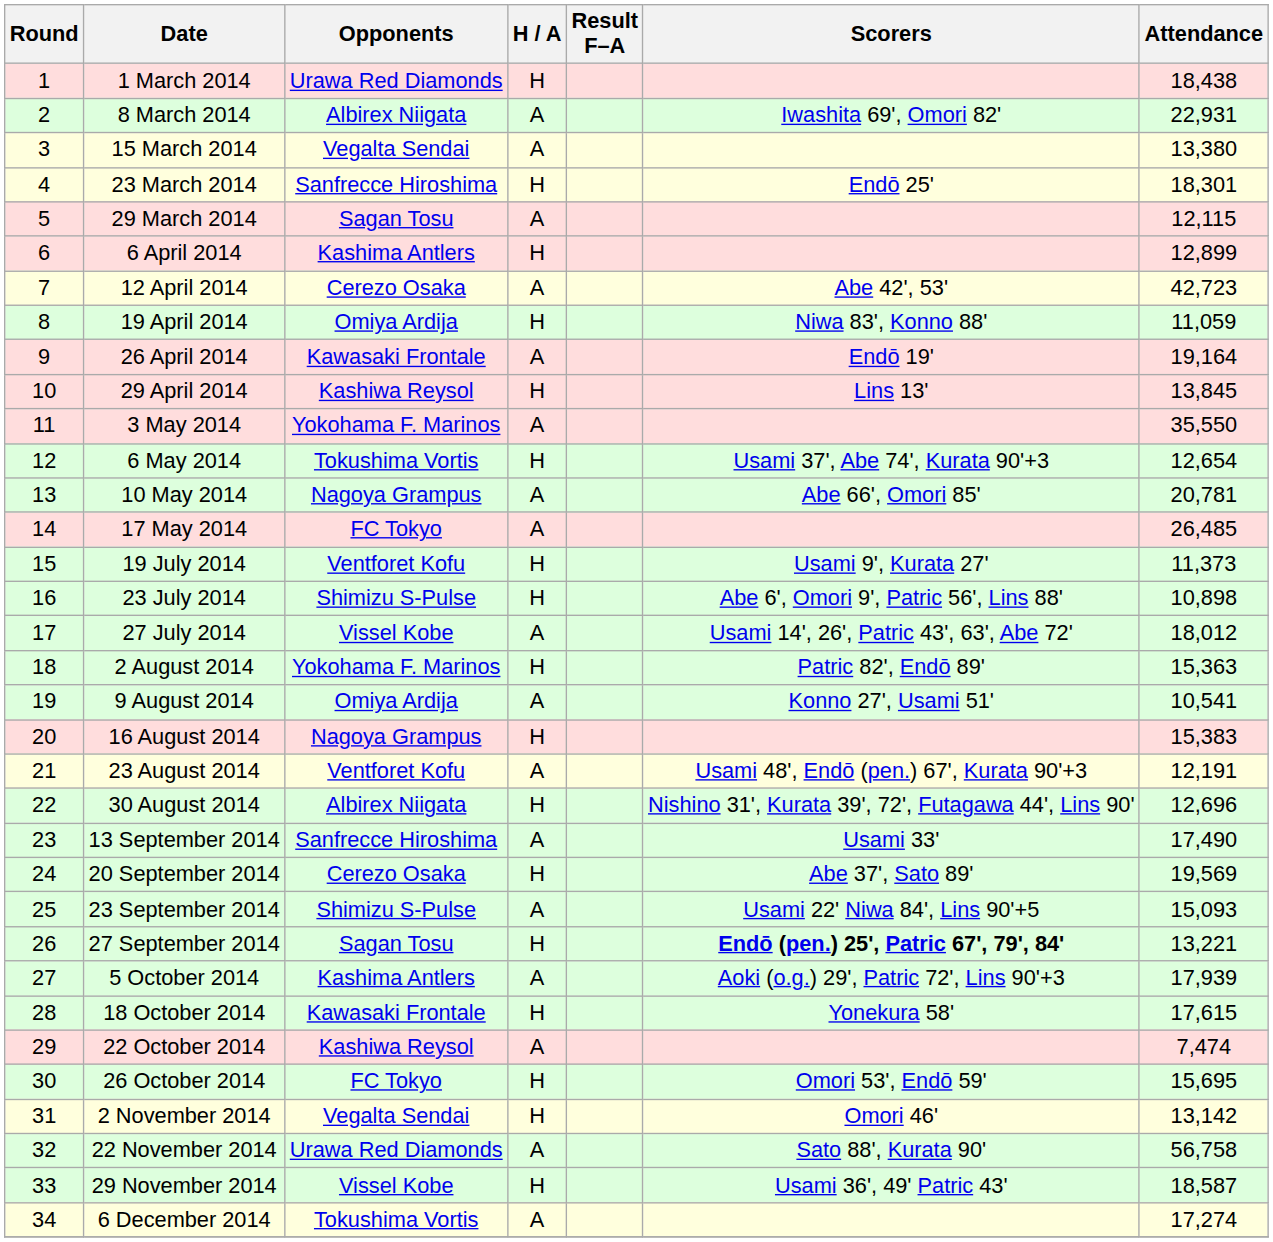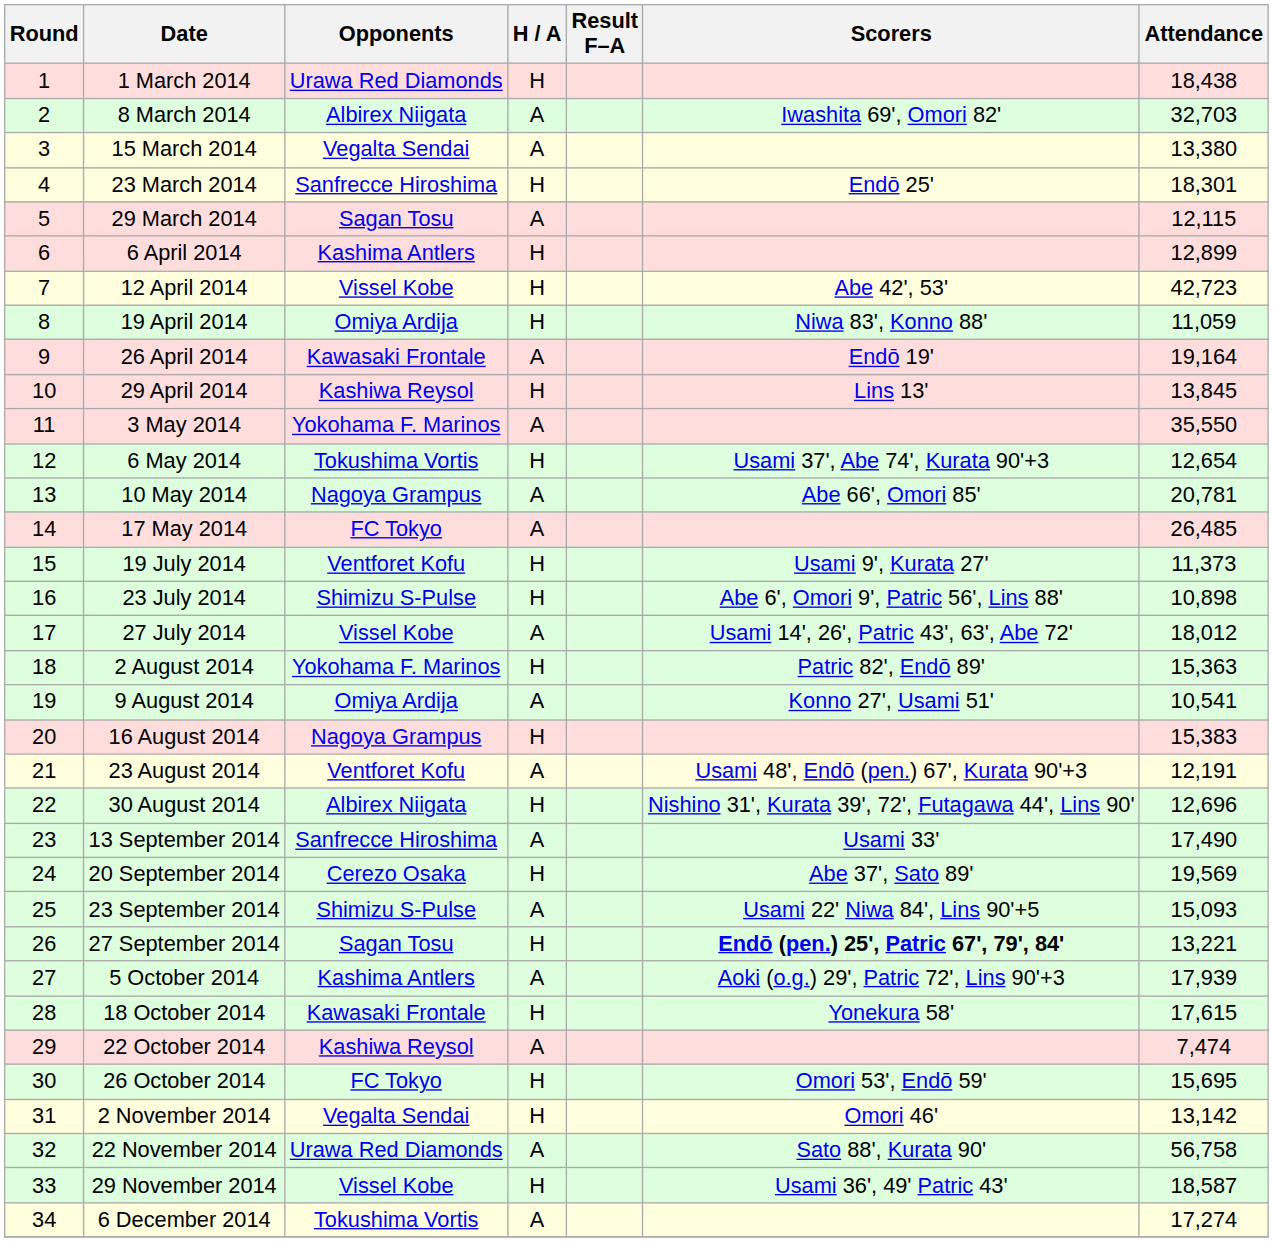(1204, 115) 22,931 -> (1204, 115) 32,703
(396, 287) Cerezo Osaka -> (396, 287) Vissel Kobe
(537, 287) A -> (537, 287) H
